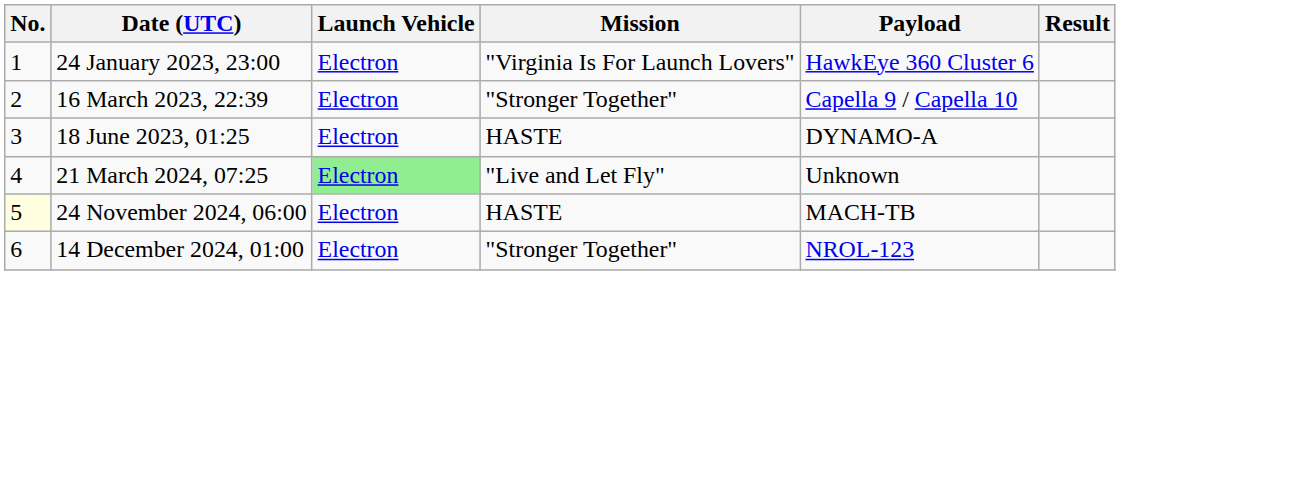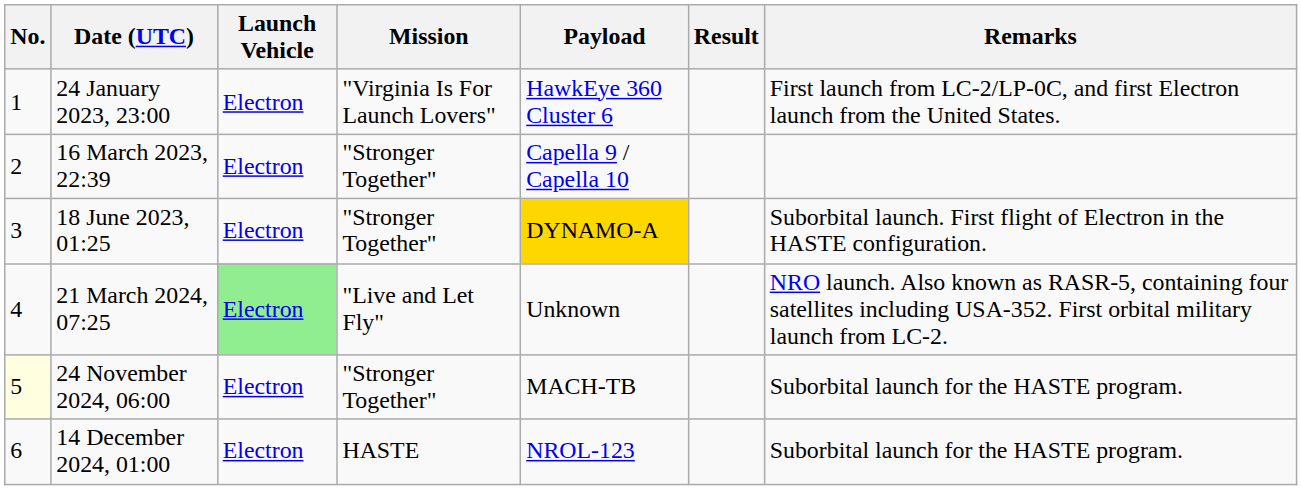+ column: (1030, 36)
(524, 136) HASTE -> (389, 230) "Stronger Together"
(872, 136) no background -> (592, 230) gold background
(524, 212) HASTE -> (389, 386) "Stronger Together"
(581, 250) "Stronger Together" -> (381, 451) HASTE
